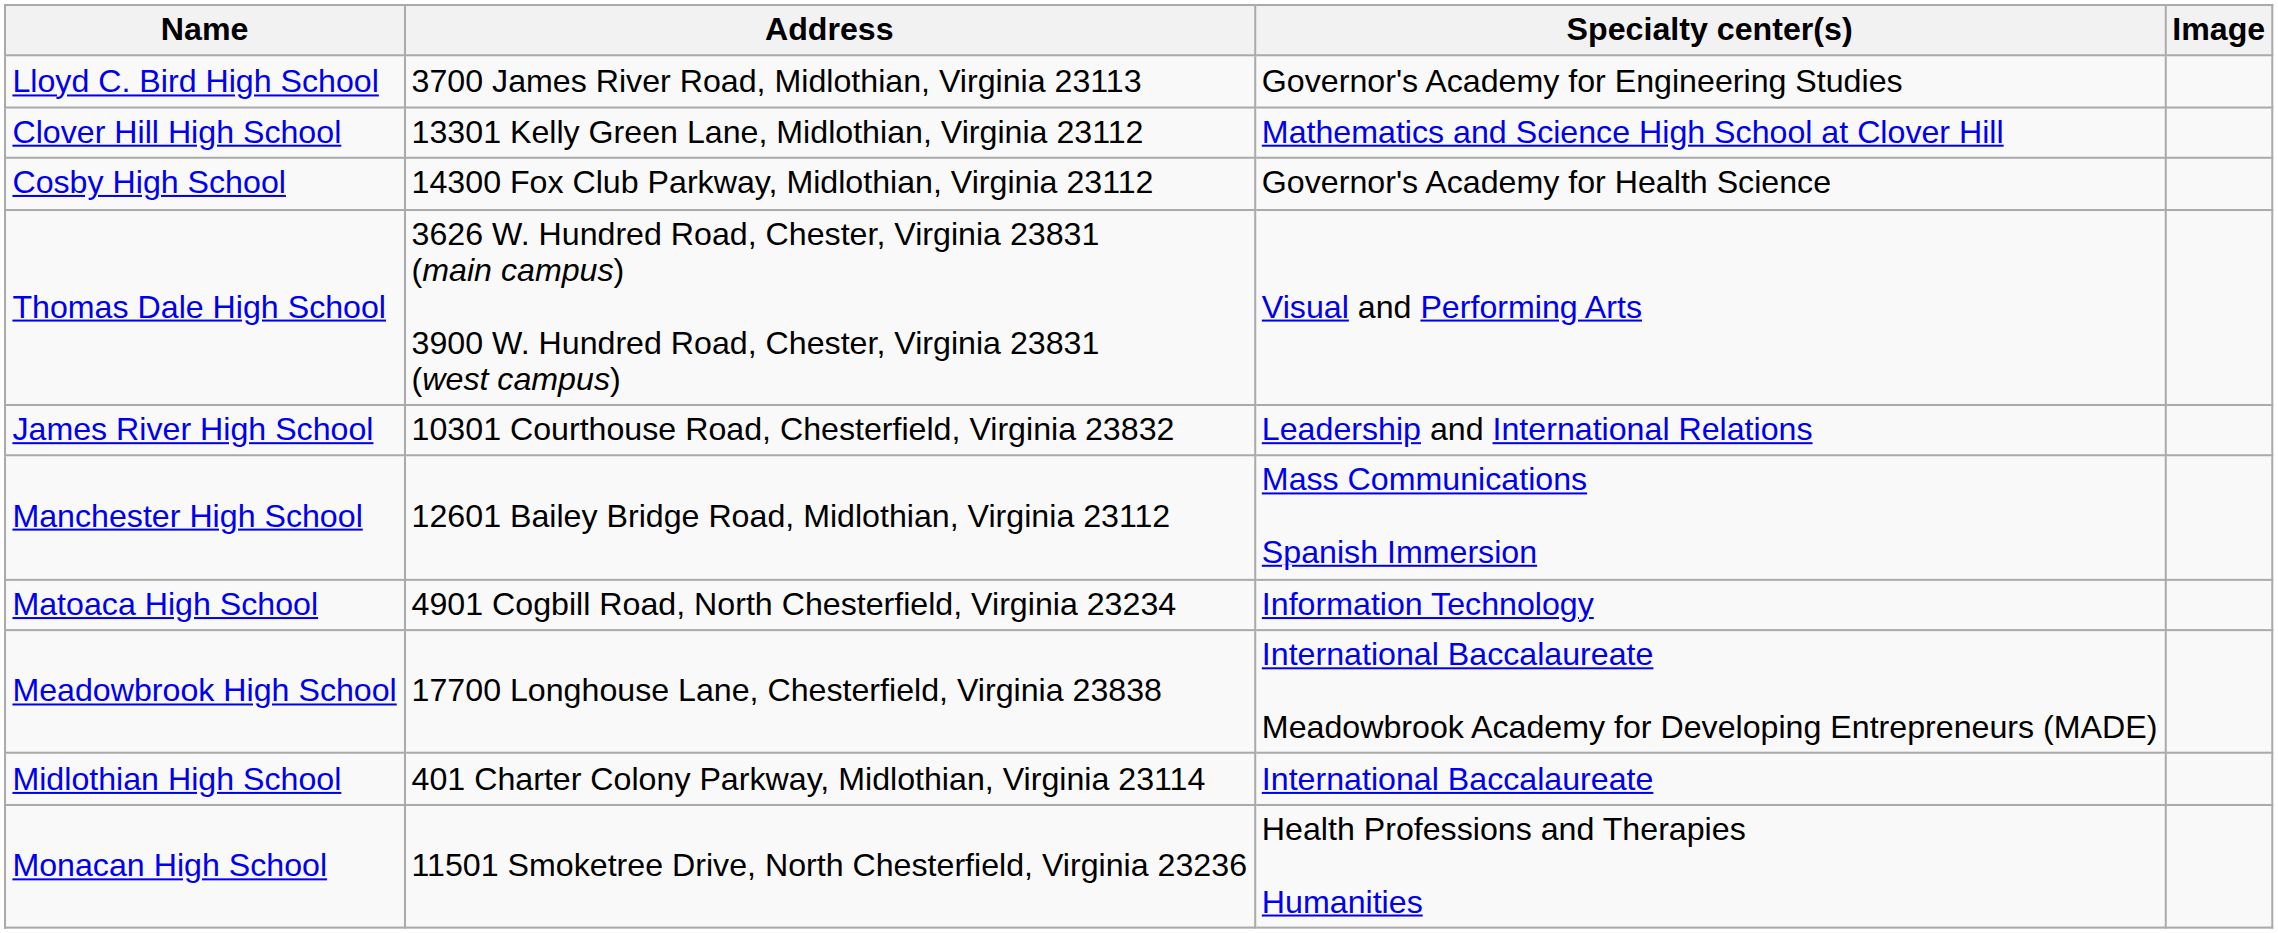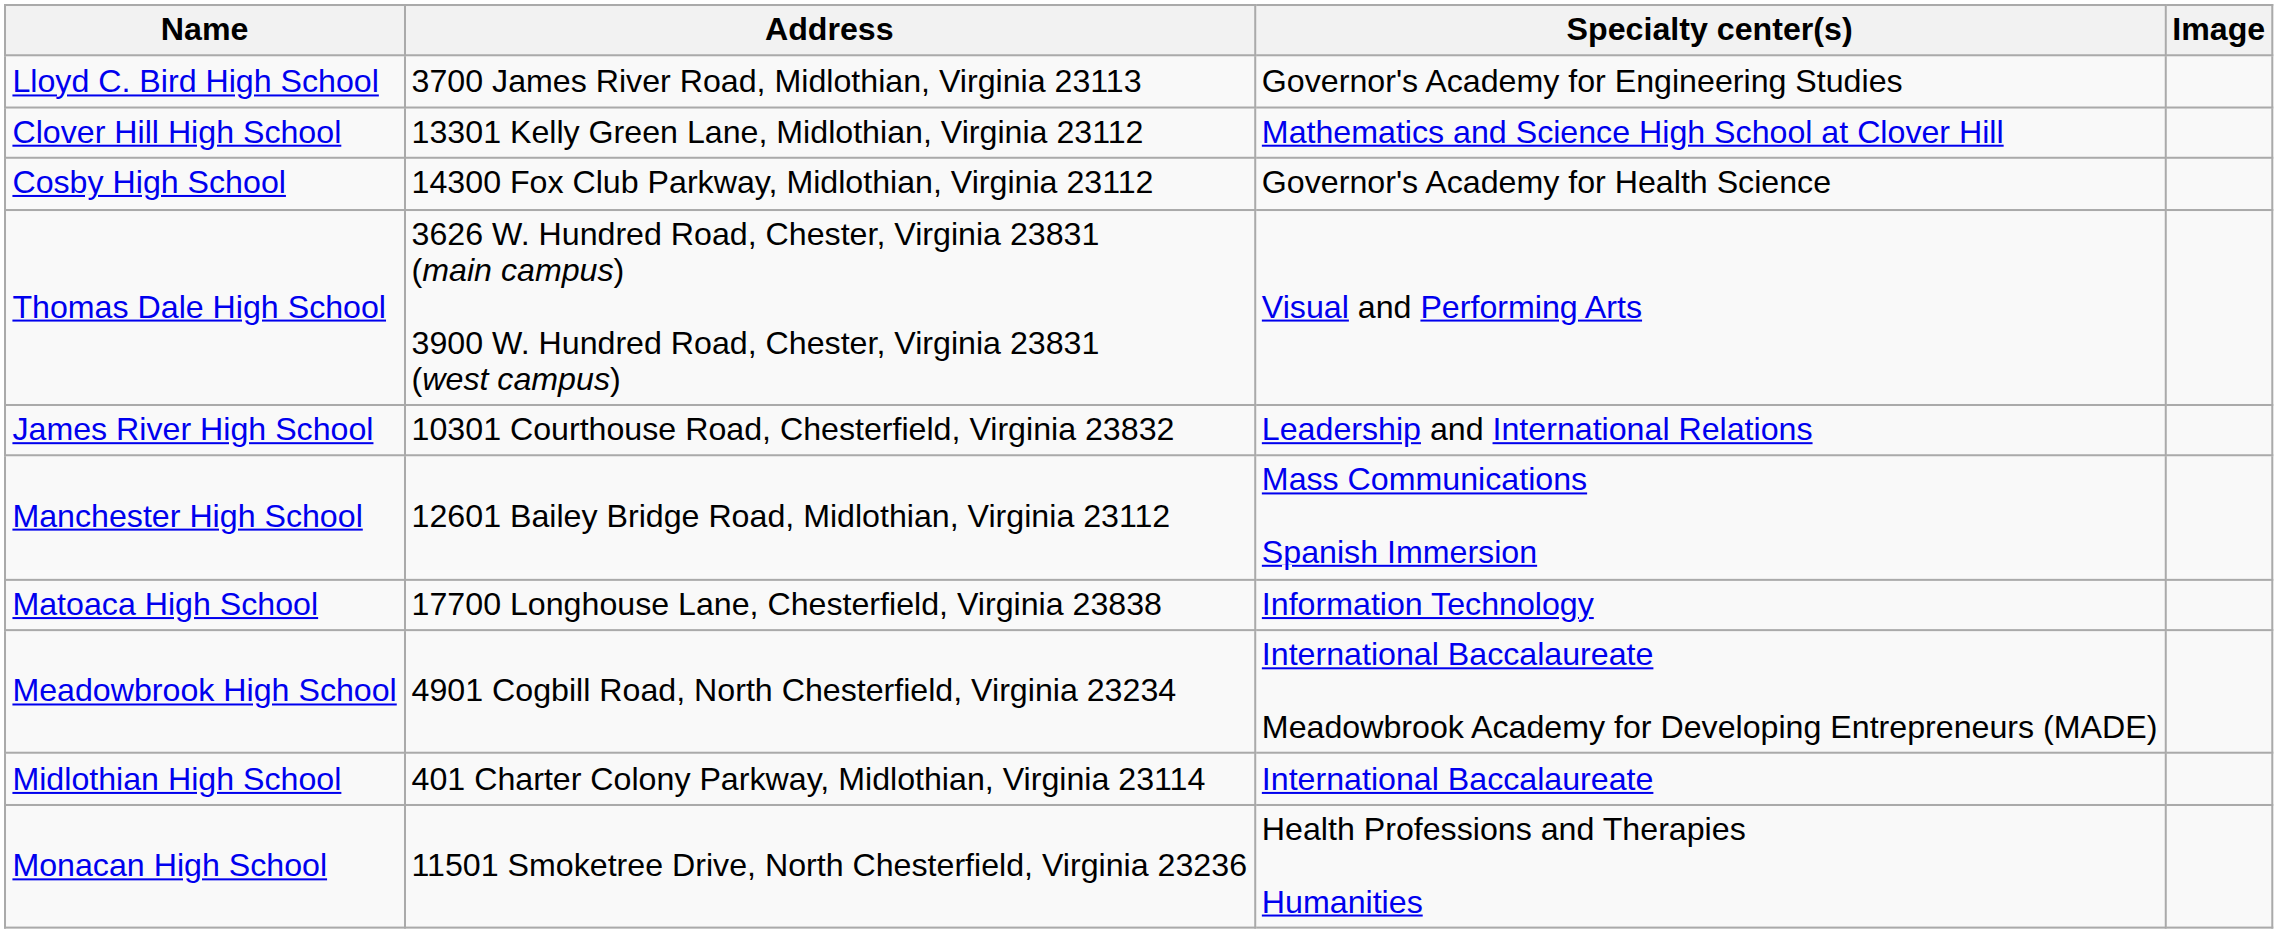(794, 604) 4901 Cogbill Road, North Chesterfield, Virginia 23234 -> (787, 604) 17700 Longhouse Lane, Chesterfield, Virginia 23838
(787, 691) 17700 Longhouse Lane, Chesterfield, Virginia 23838 -> (794, 691) 4901 Cogbill Road, North Chesterfield, Virginia 23234
